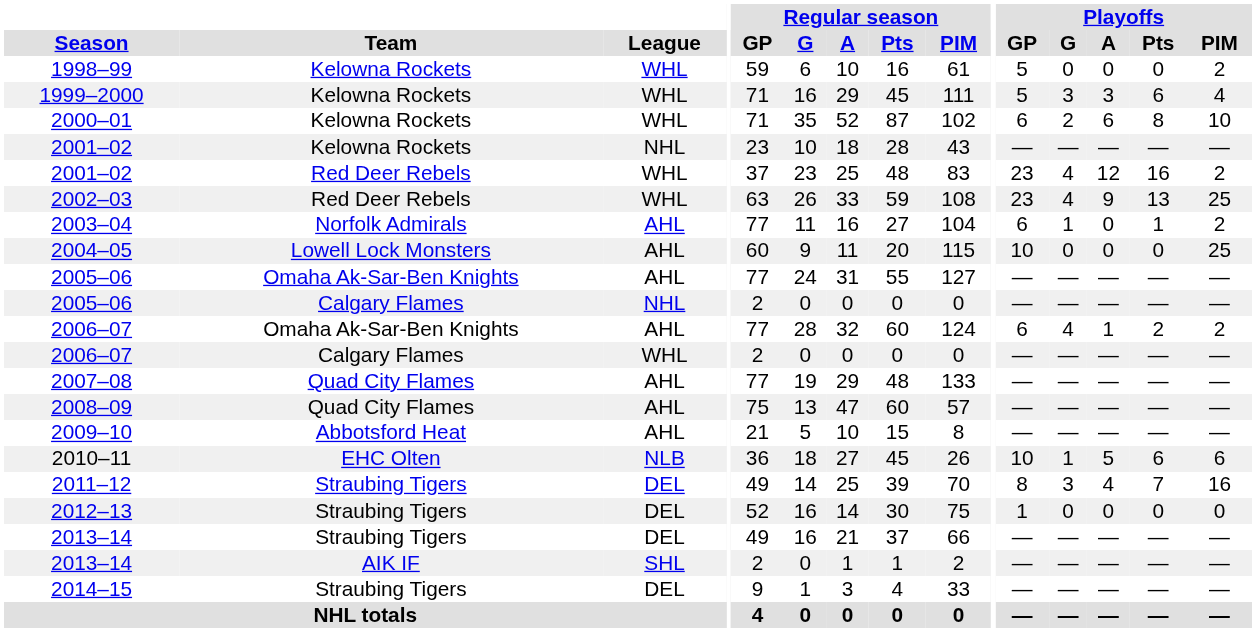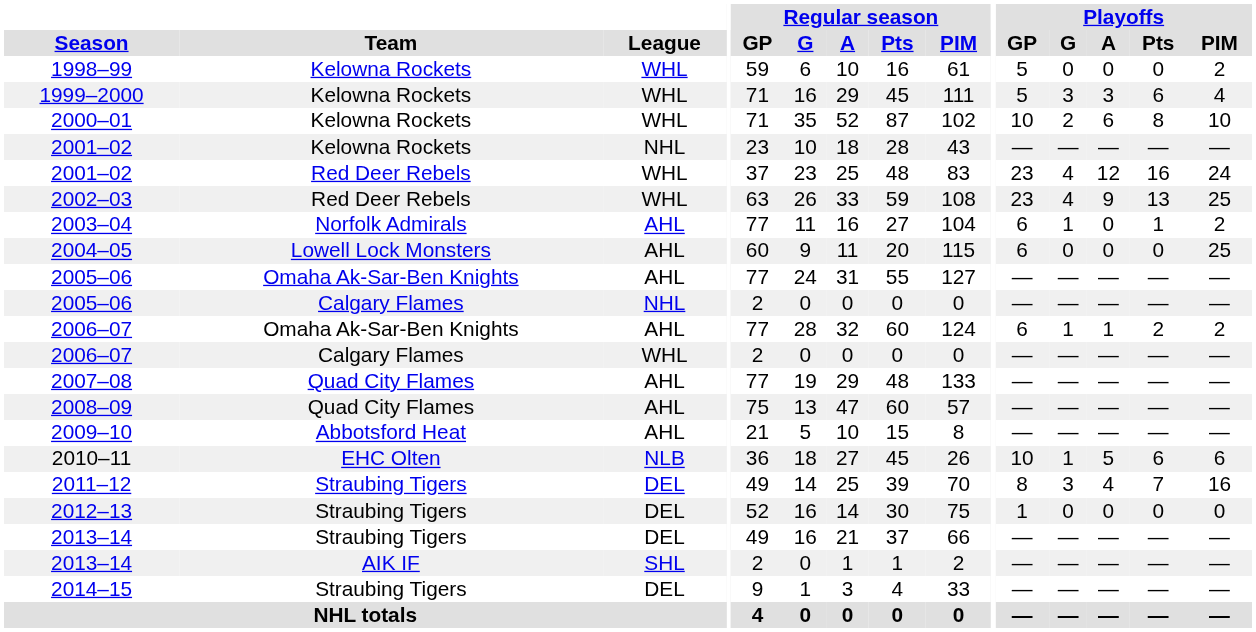(1022, 120) 6 -> (1022, 120) 10
(1219, 172) 2 -> (1219, 172) 24
(1022, 250) 10 -> (1022, 250) 6
(1068, 328) 4 -> (1068, 328) 1
